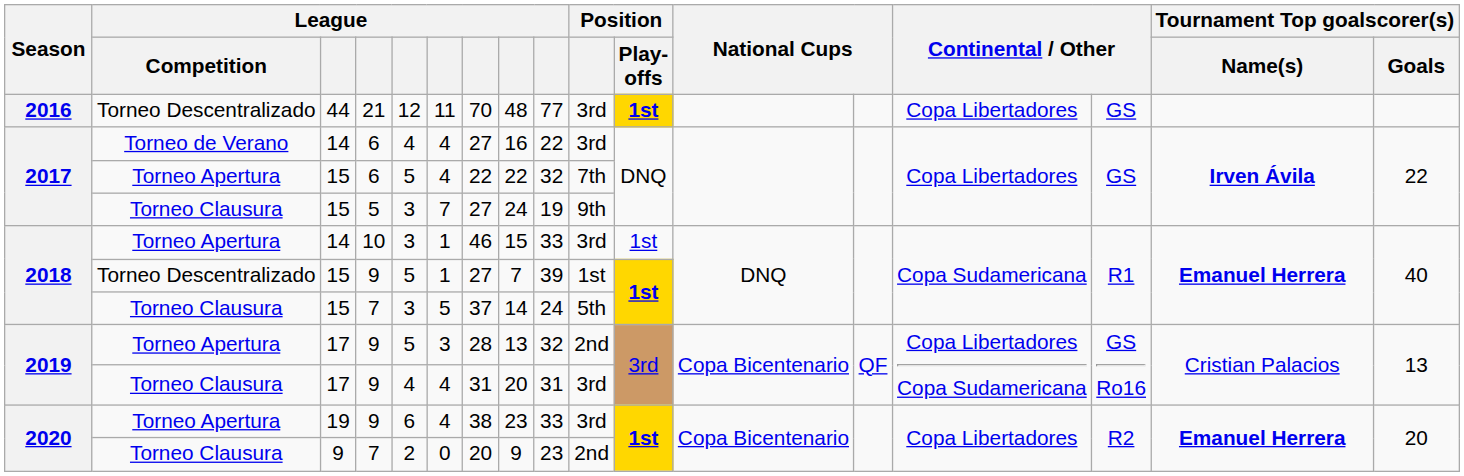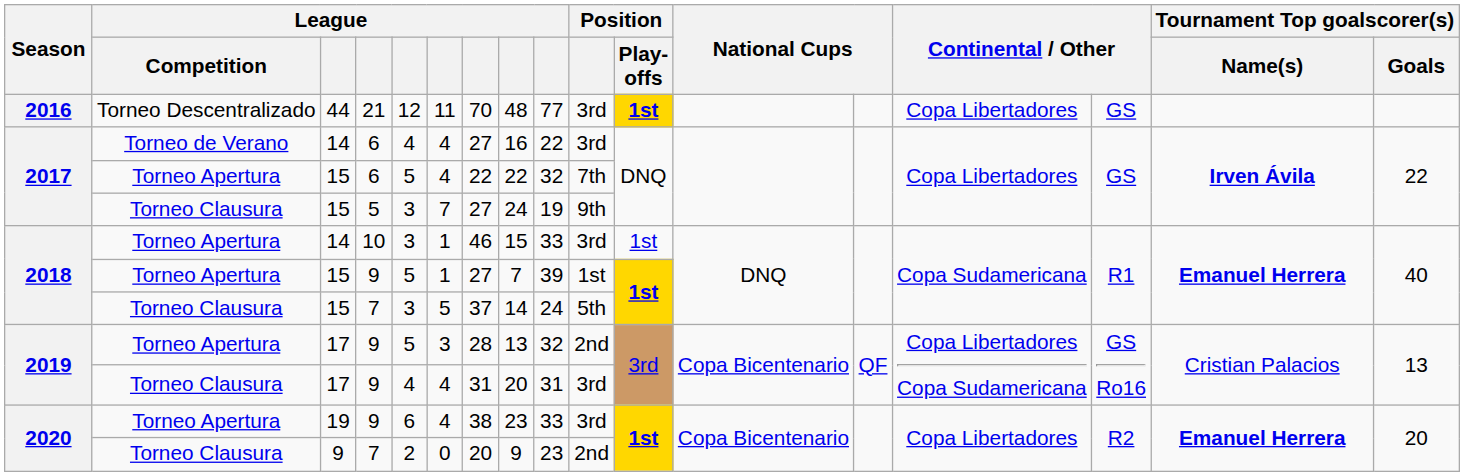(206, 275) Torneo Descentralizado -> (206, 275) Torneo Apertura
